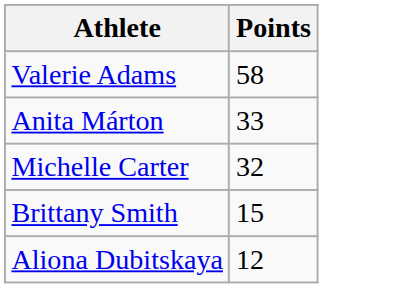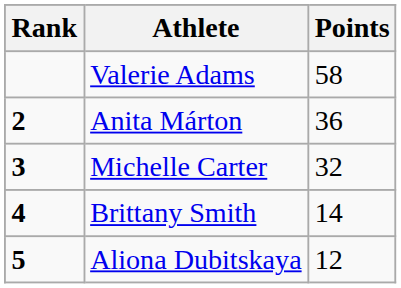+ column: (44, 27)
(250, 120) 33 -> (329, 120) 36
(250, 213) 15 -> (329, 213) 14
